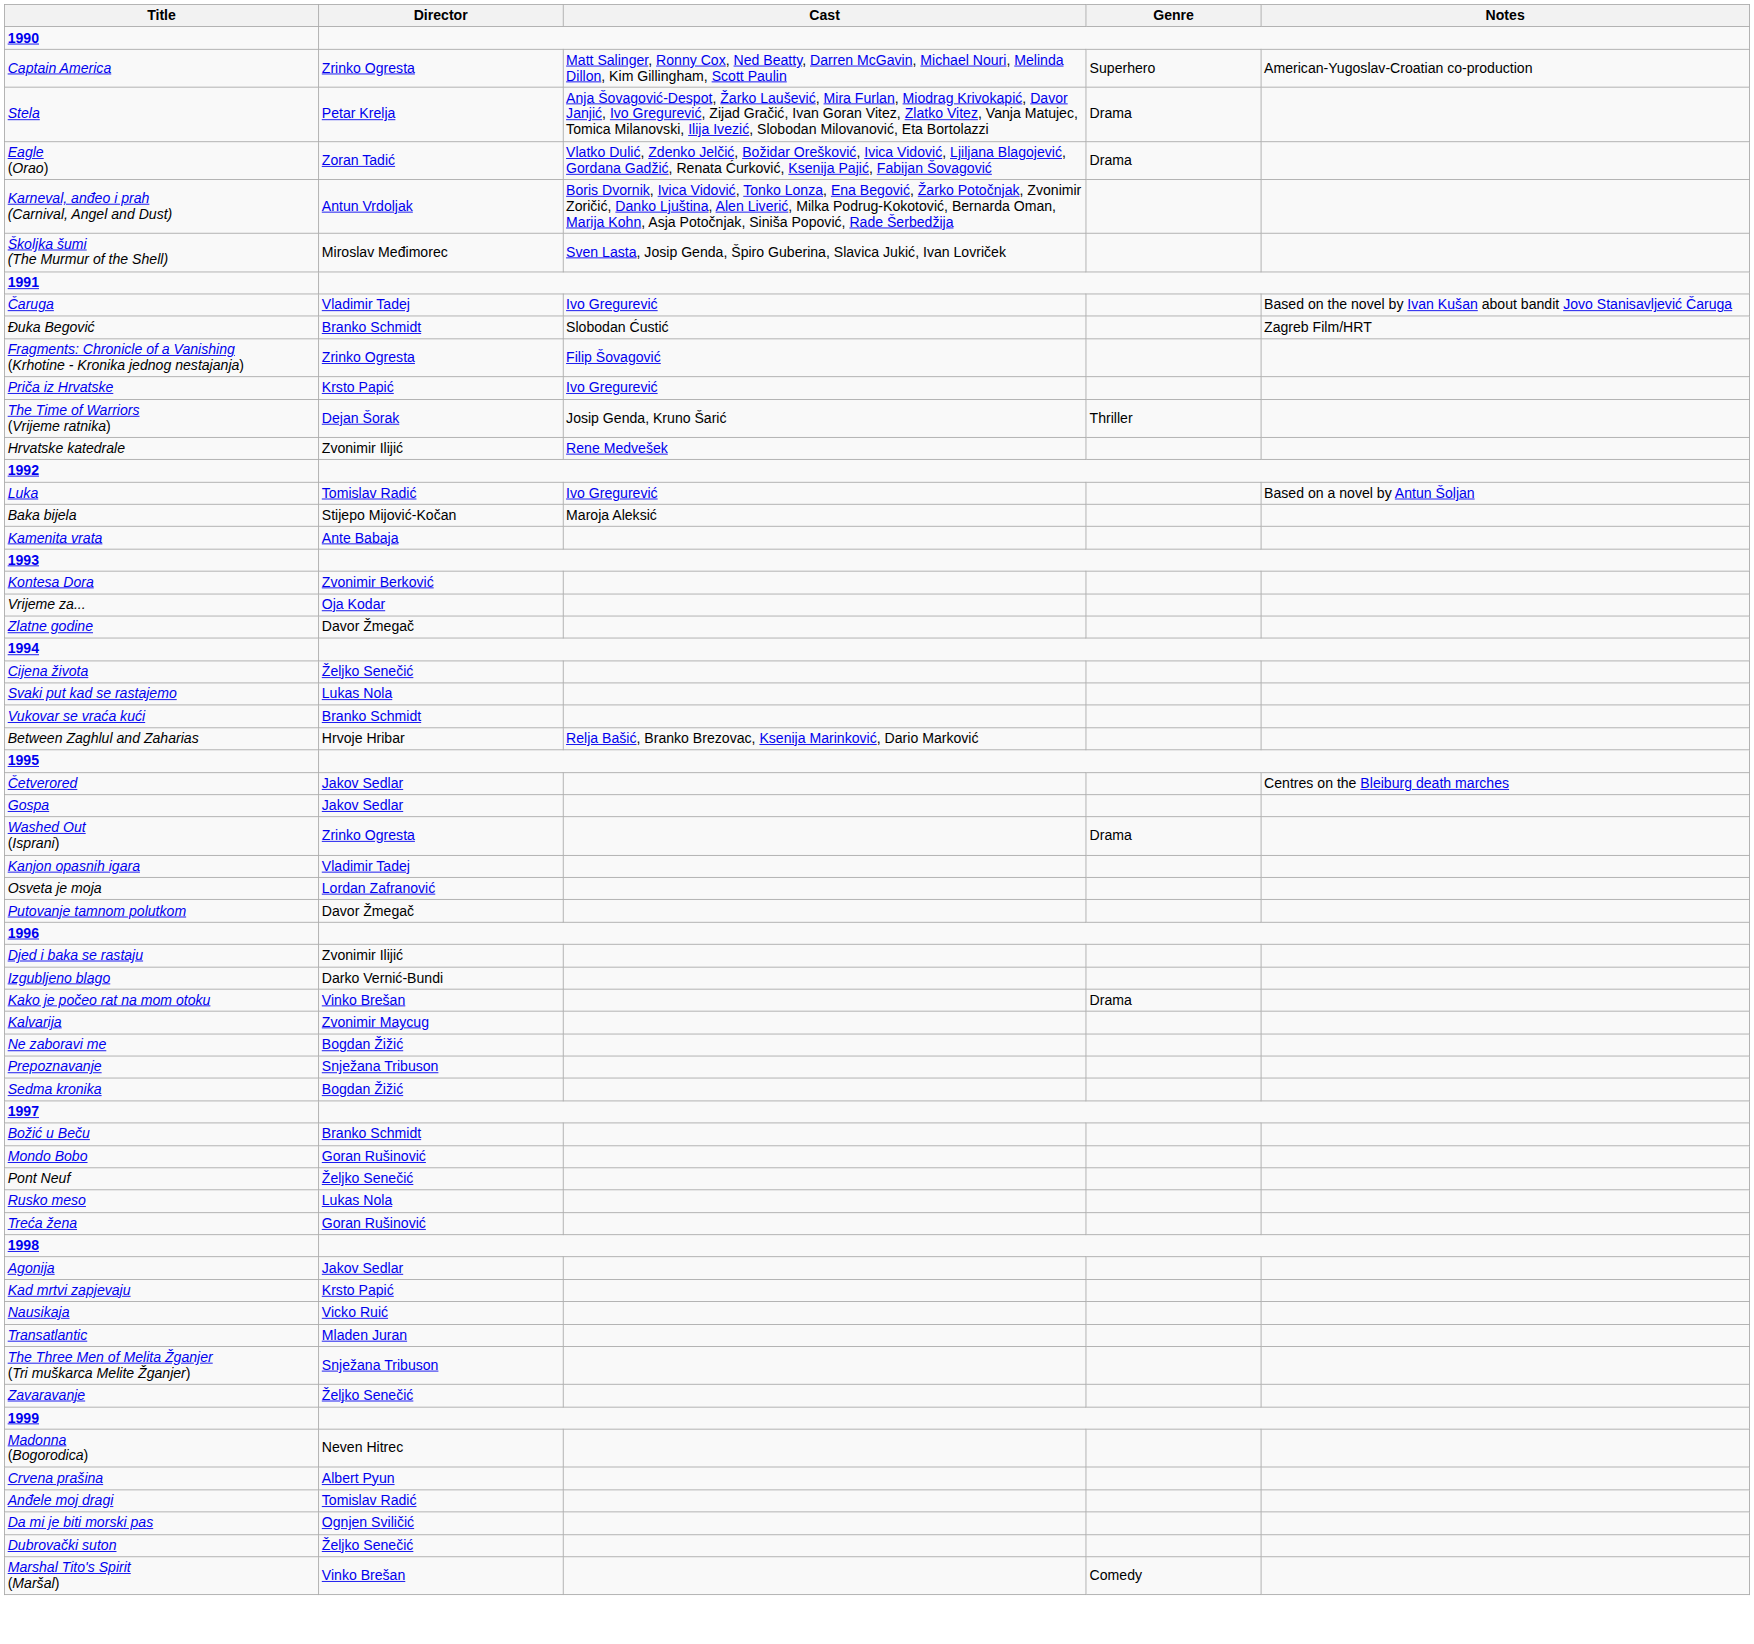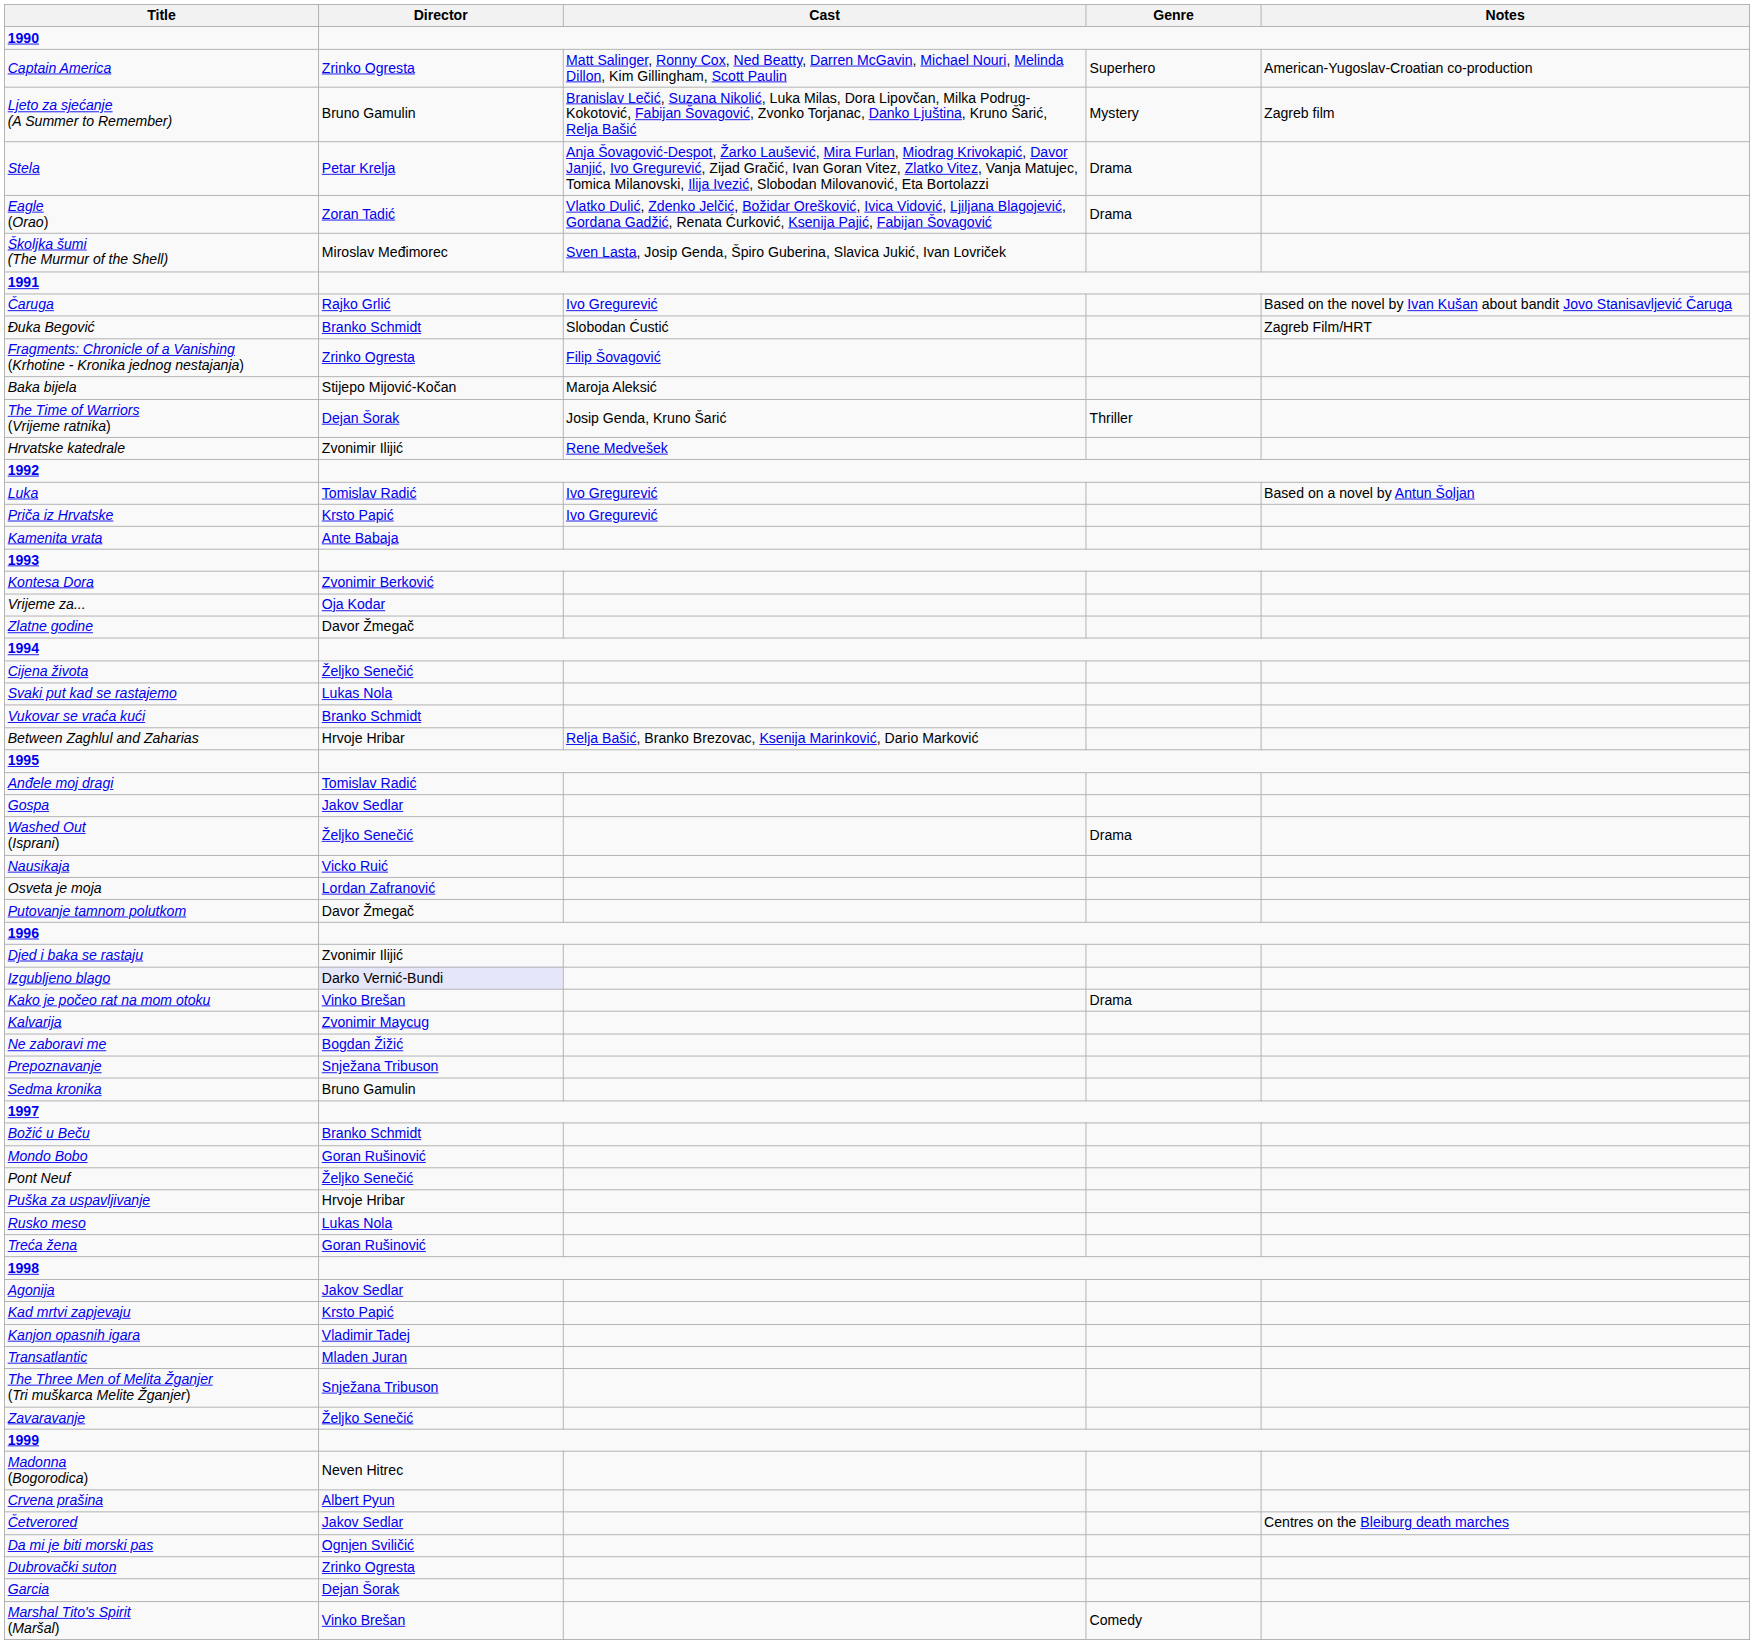+ row: (90, 114)
- row: (90, 206)
(366, 305) Vladimir Tadej -> (356, 305) Rajko Grlić
rows swapped: (60, 388) <-> (42, 515)
rows swapped: (61, 1500) <-> (43, 783)
(368, 836) Zrinko Ogresta -> (368, 836) Željko Senečić
rows swapped: (39, 1312) <-> (74, 866)
(382, 977) no background -> (382, 977) lavender background
(362, 1089) Bogdan Žižić -> (369, 1089) Bruno Gamulin
+ row: (79, 1201)
(368, 1545) Željko Senečić -> (368, 1567) Zrinko Ogresta
+ row: (28, 1590)
